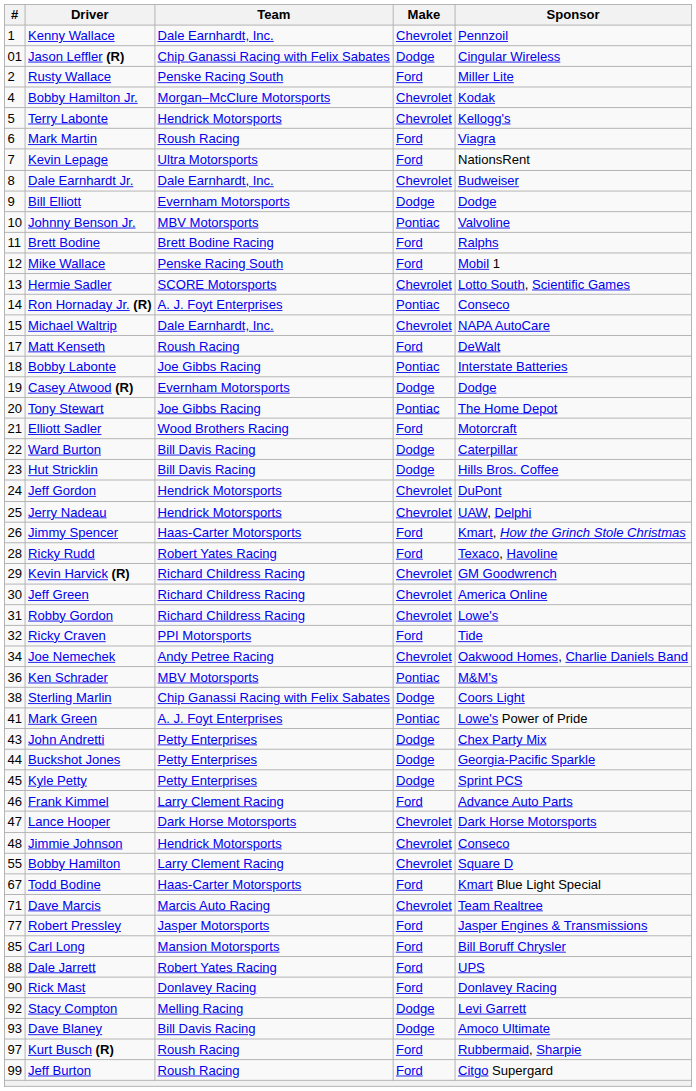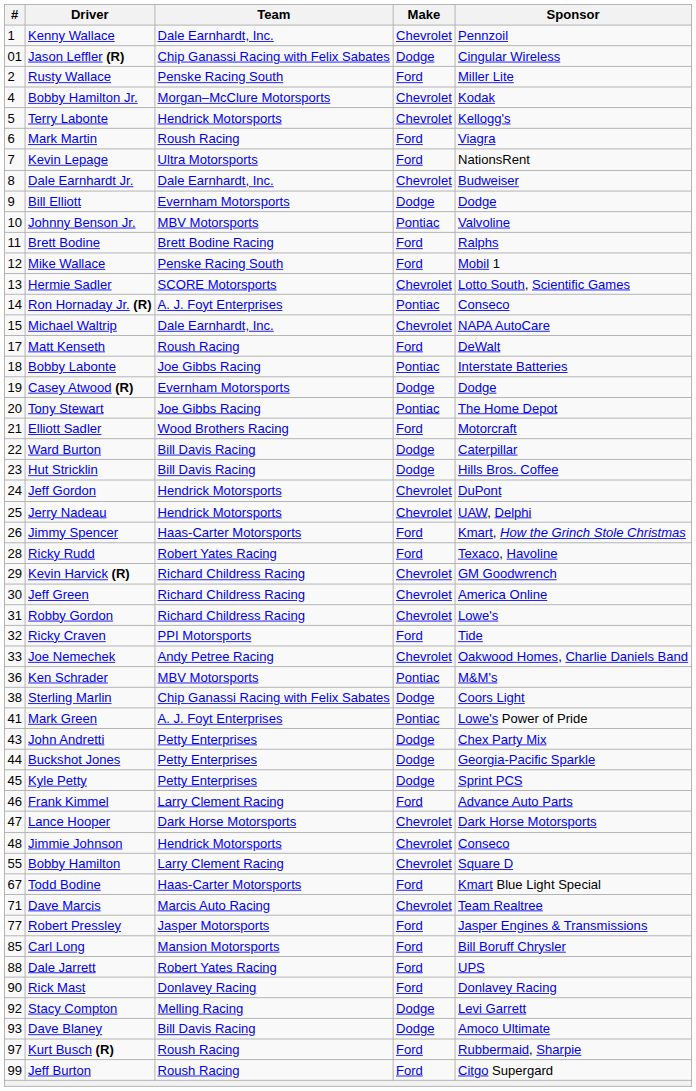(15, 656) 34 -> (15, 656) 33
